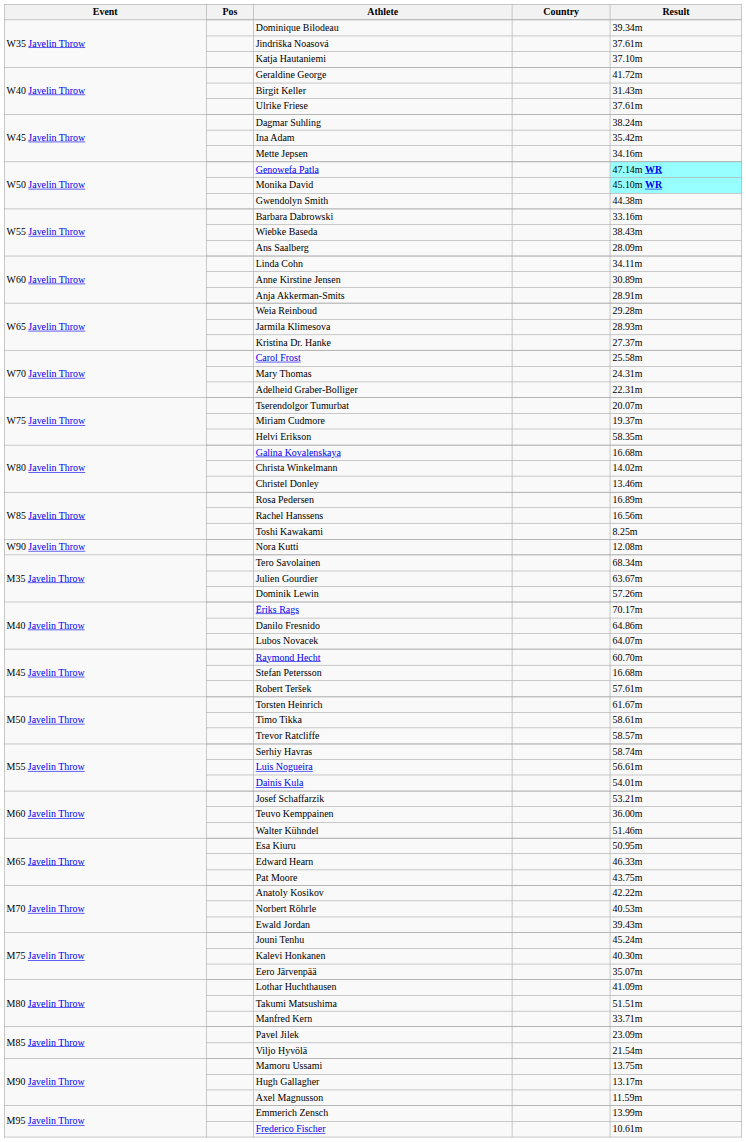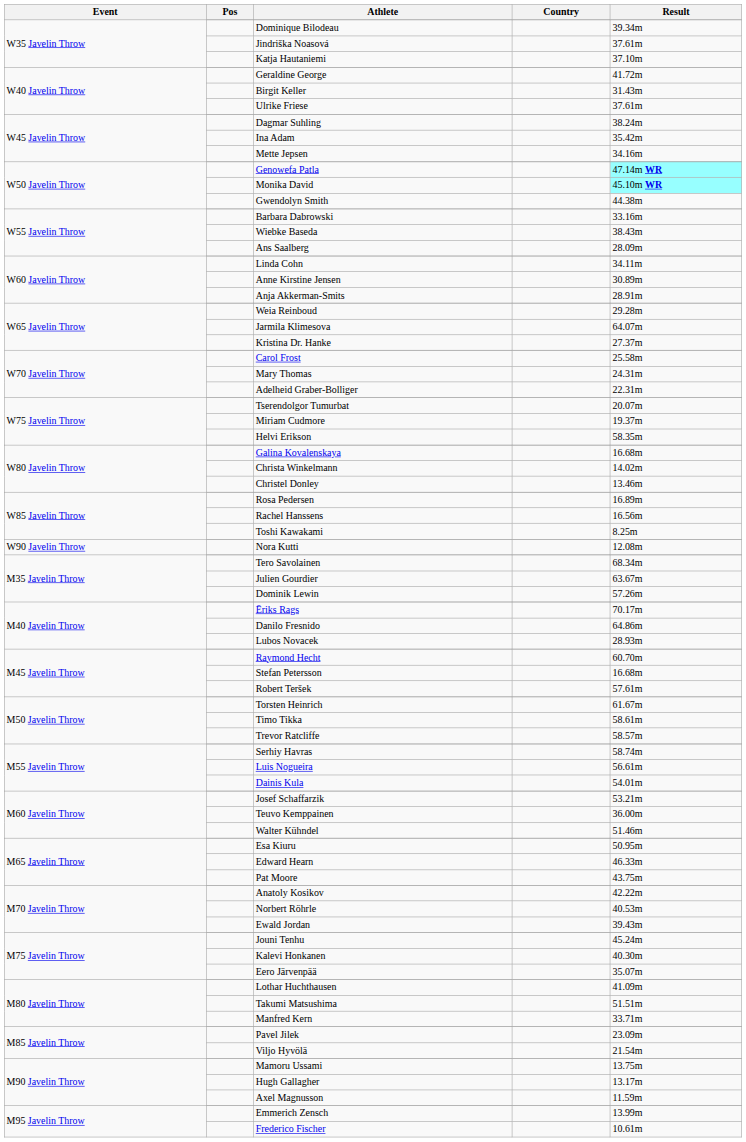(628, 327) 28.93m -> (628, 327) 64.07m
(628, 641) 64.07m -> (628, 641) 28.93m
